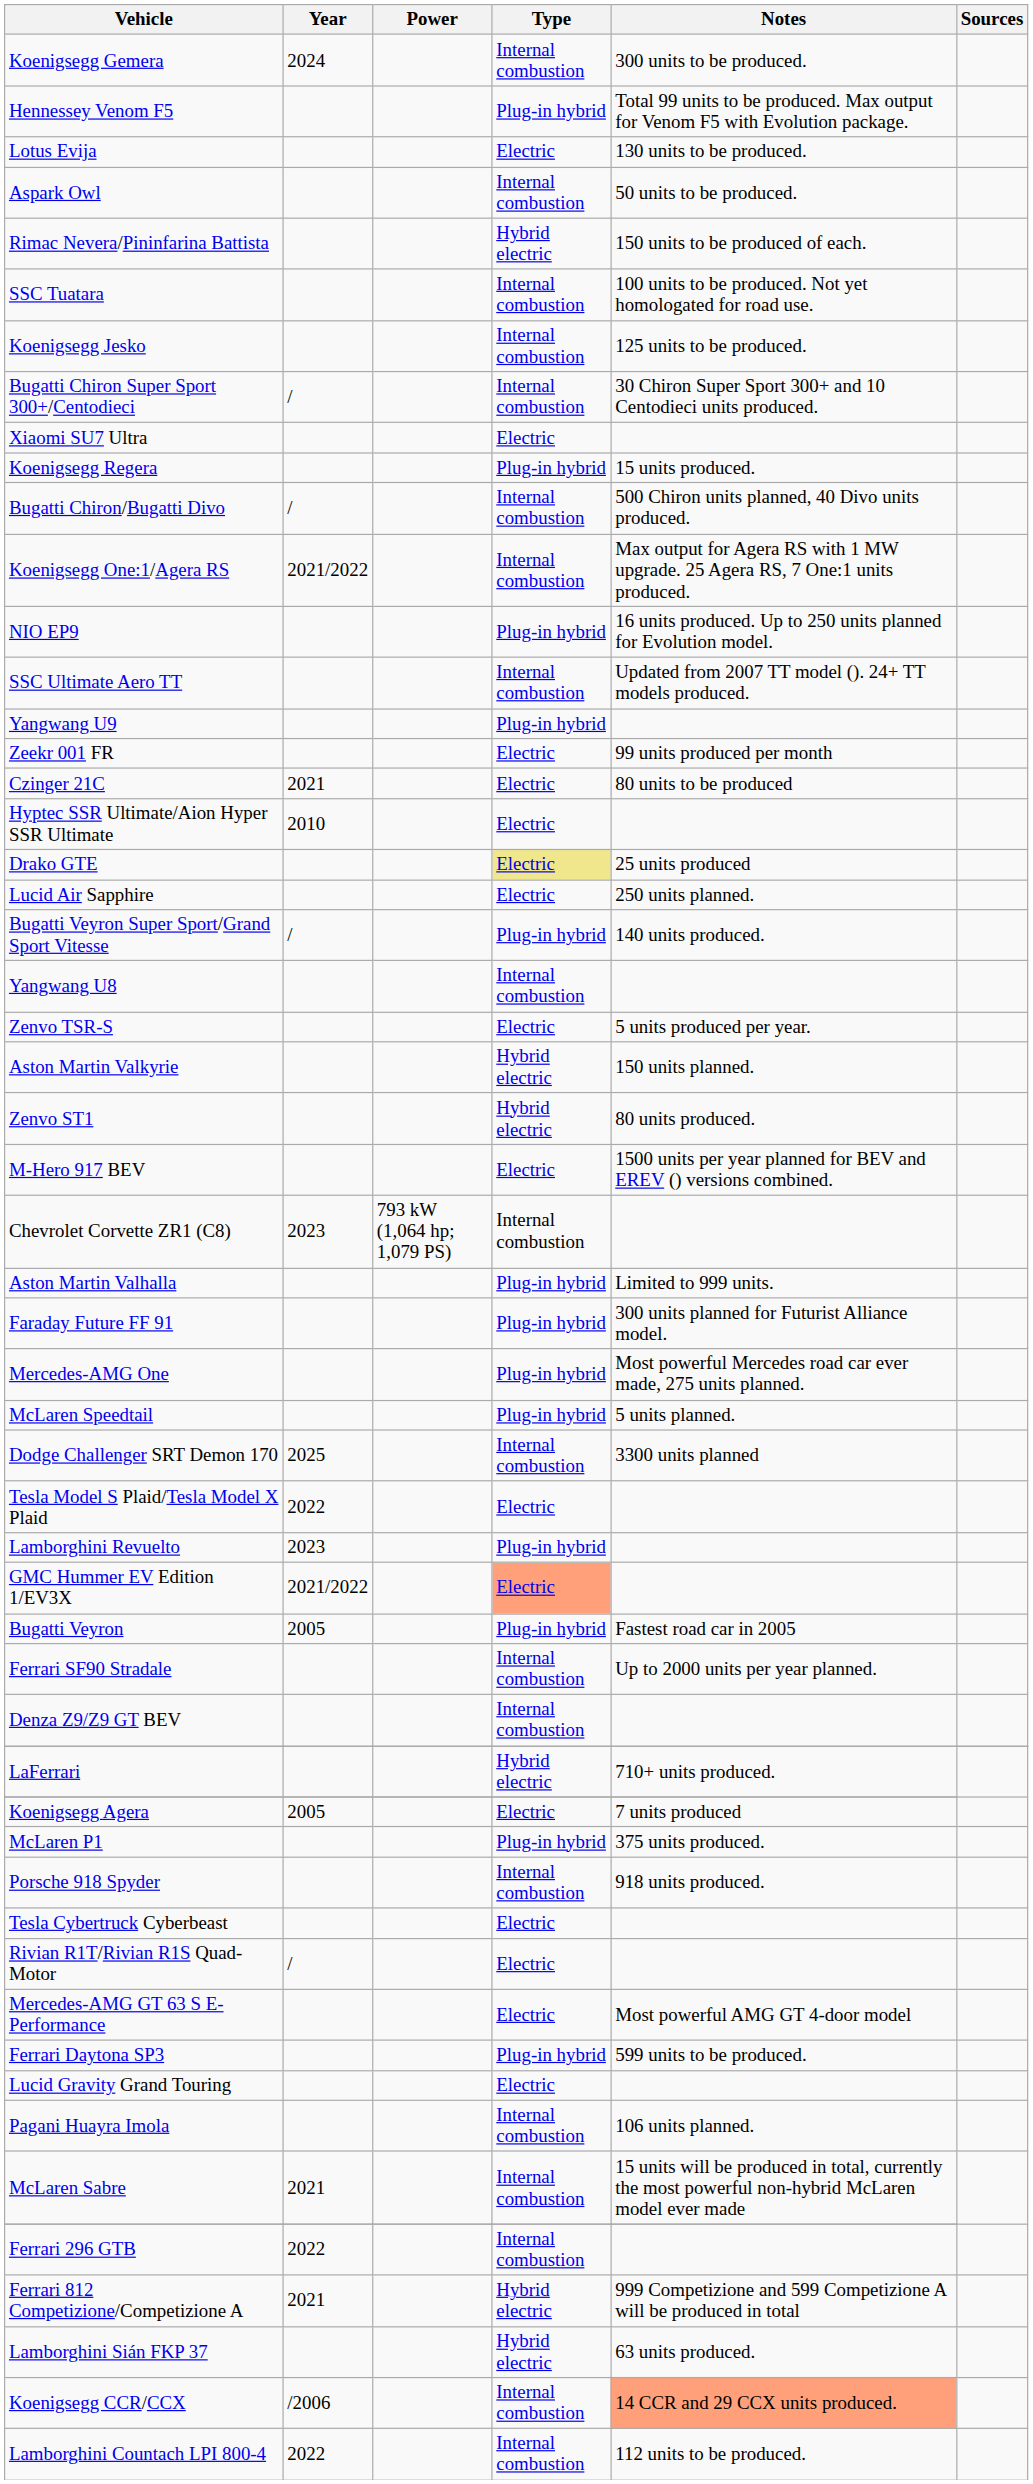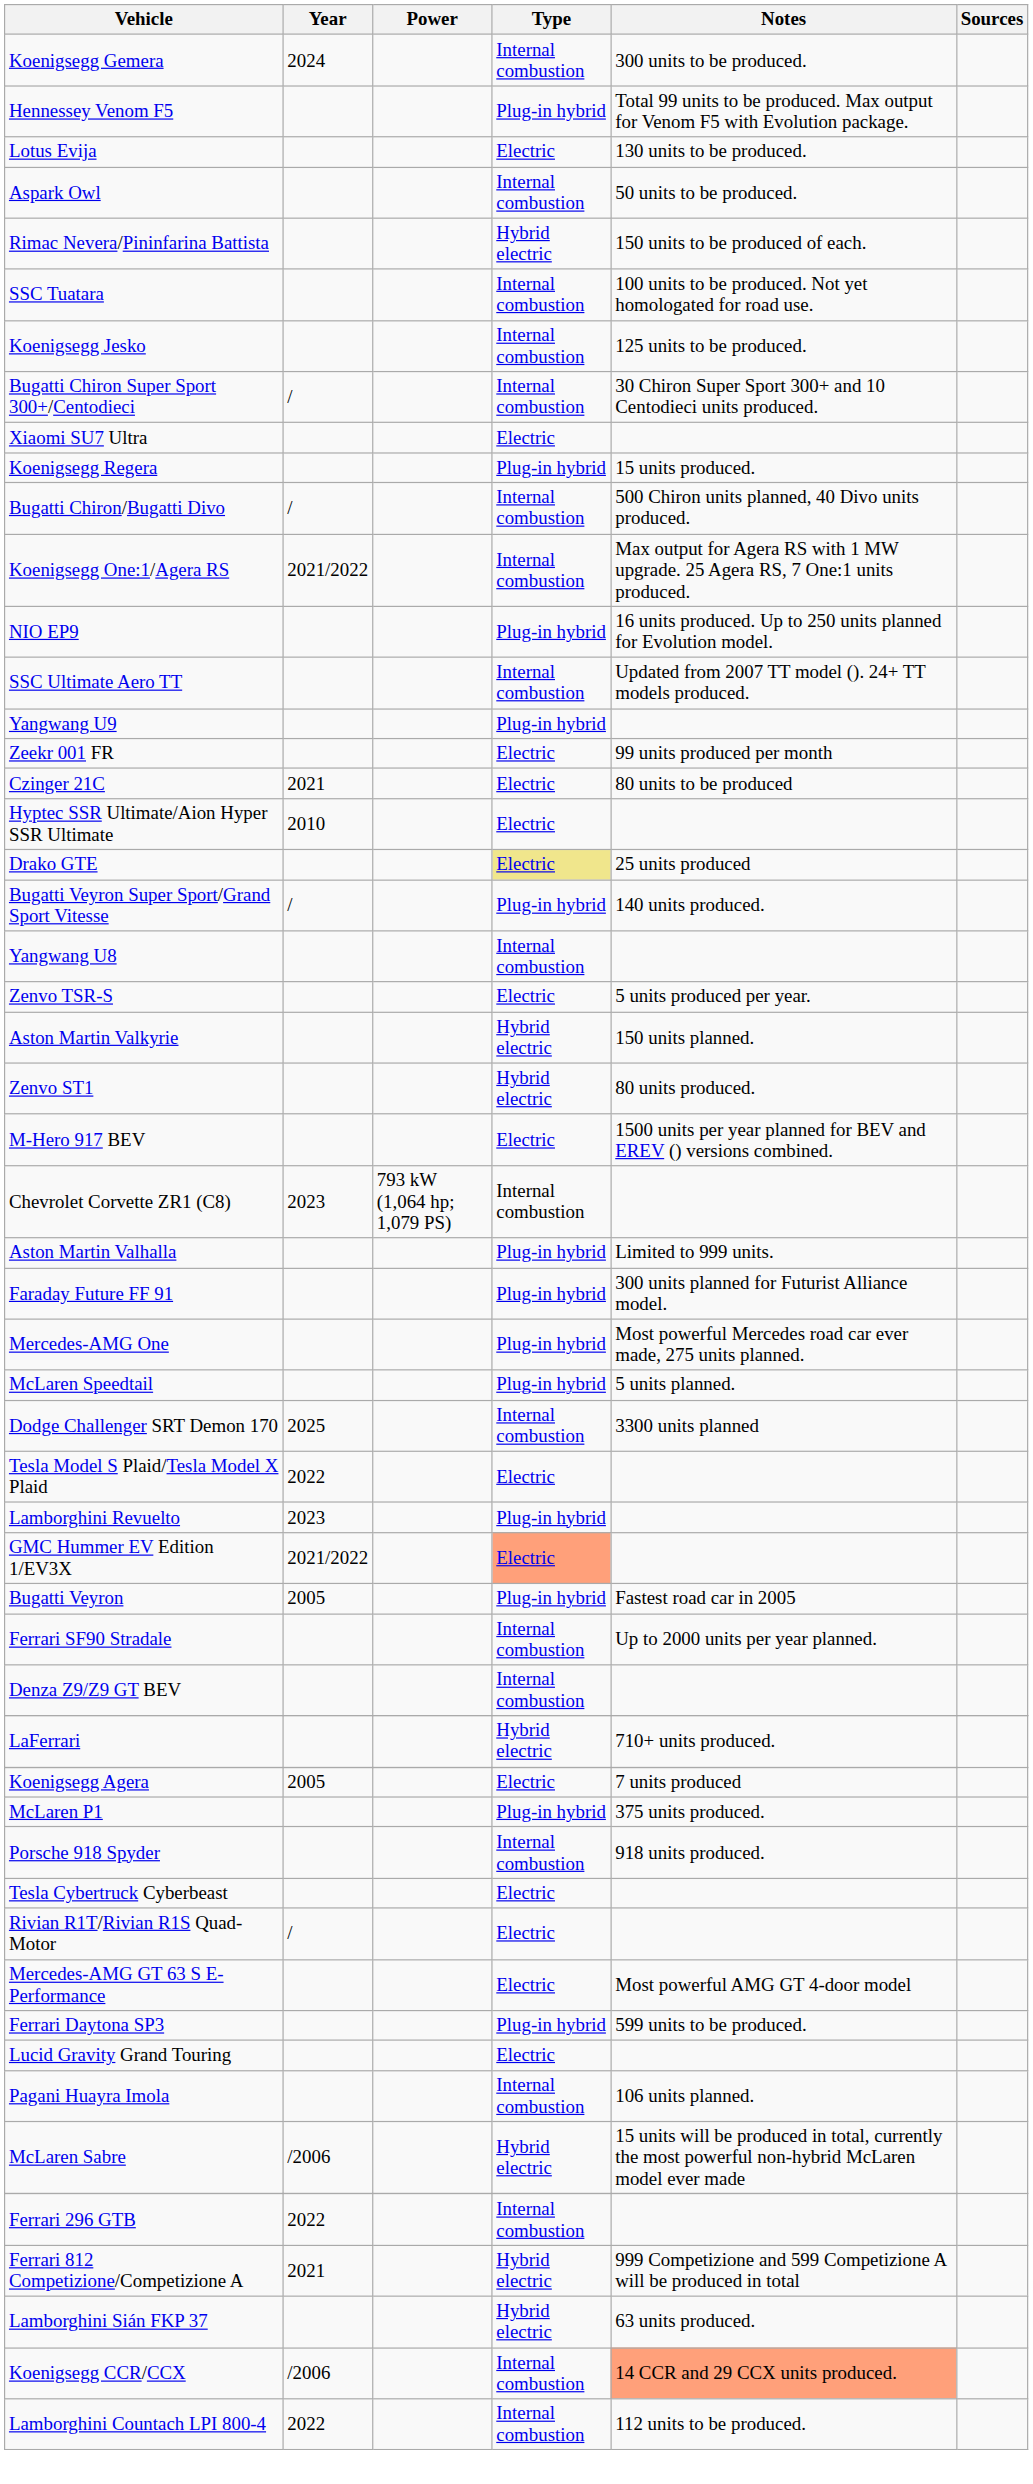- row: (81, 894)
(306, 2187) 2021 -> (309, 2157) /2006
(540, 2187) Internal combustion -> (524, 2157) Hybrid electric
